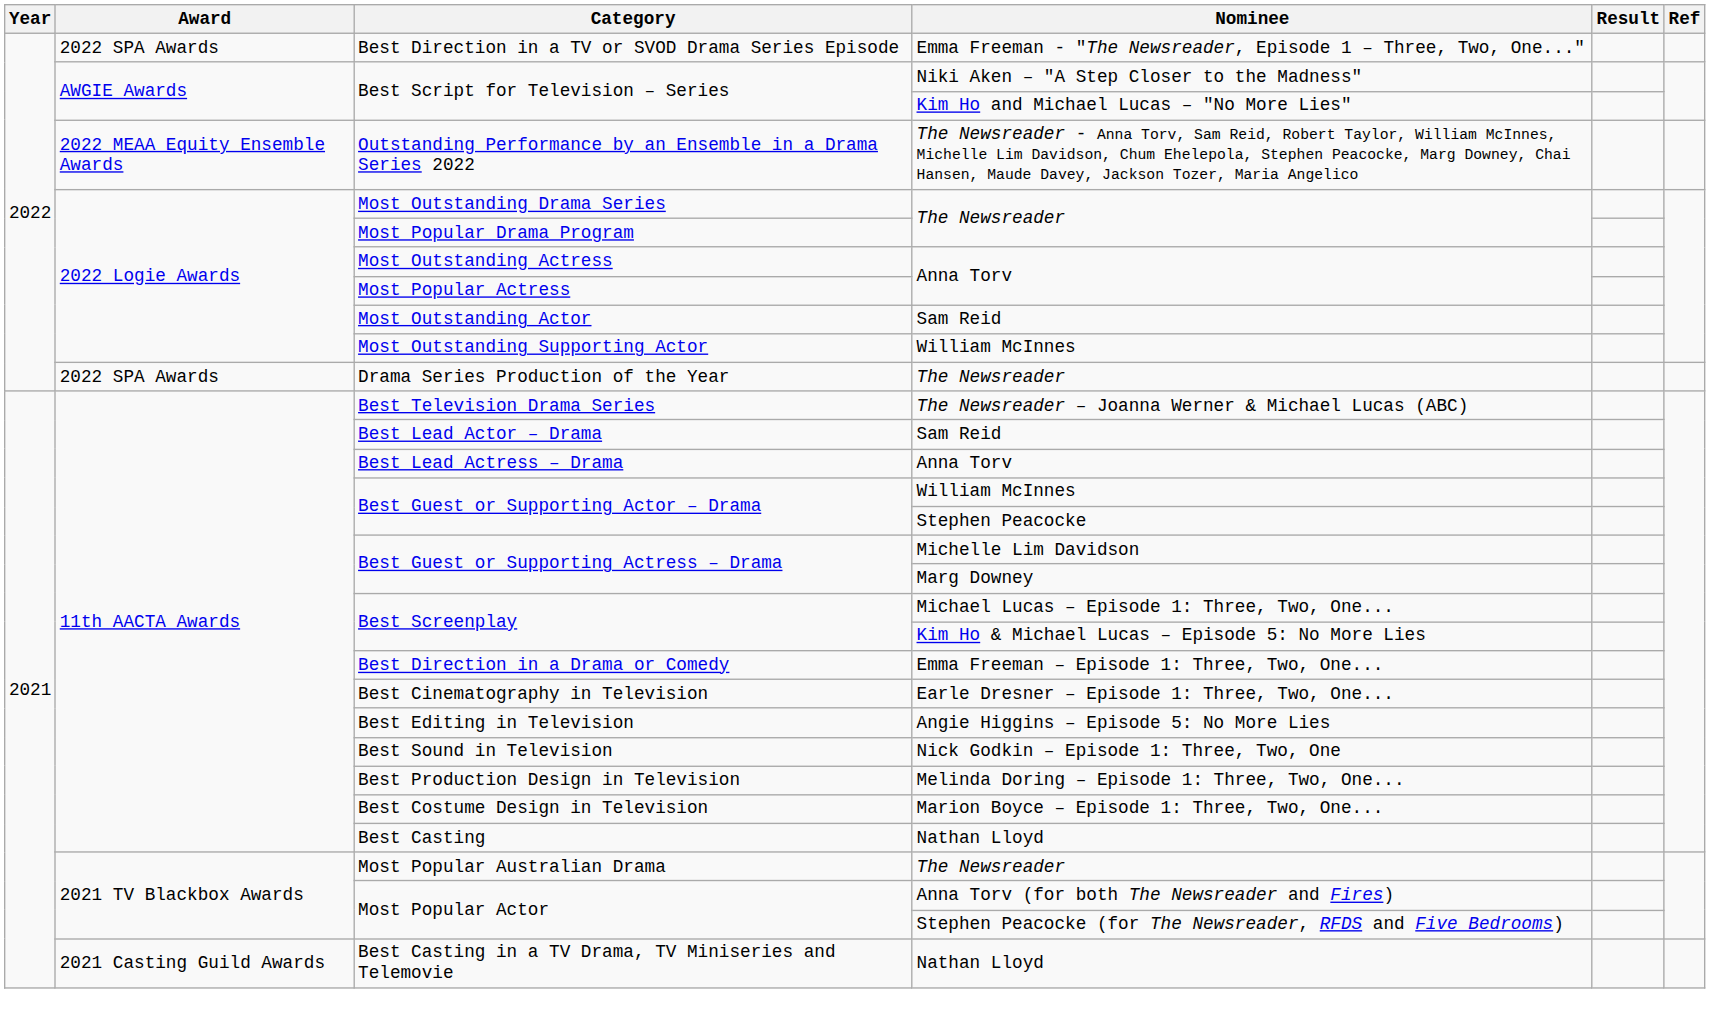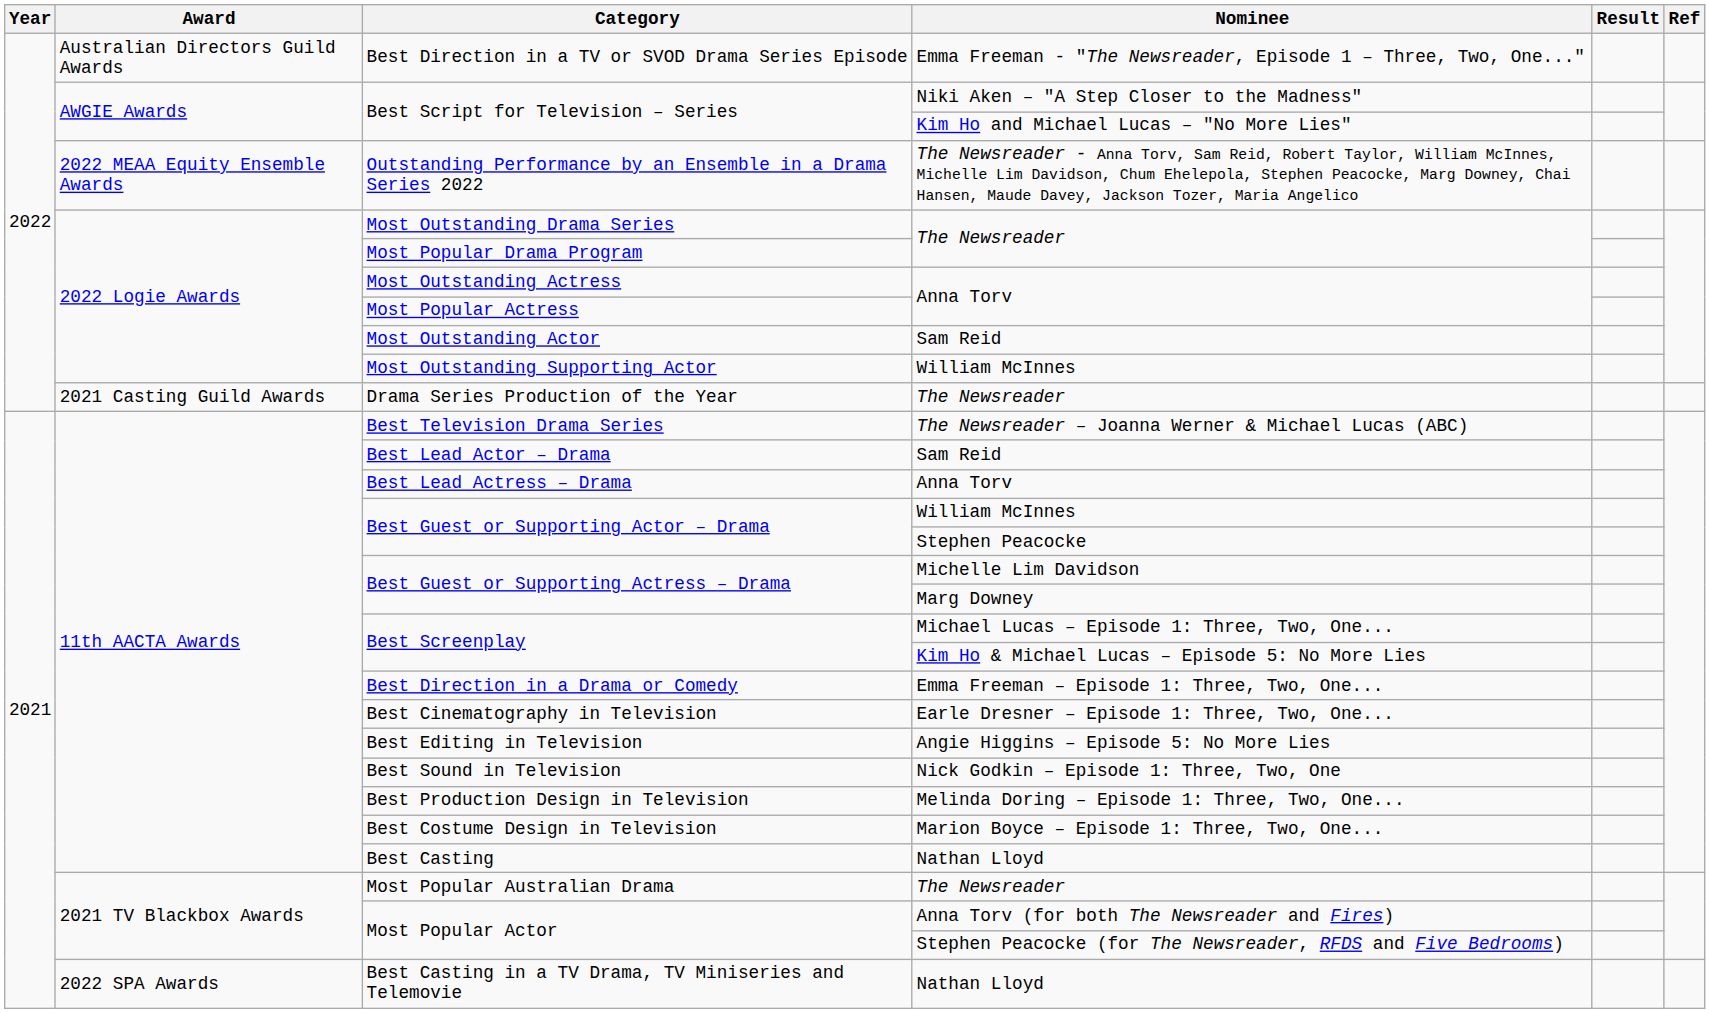(139, 48) 2022 SPA Awards -> (198, 58) Australian Directors Guild Awards
(139, 377) 2022 SPA Awards -> (192, 397) 2021 Casting Guild Awards
(192, 963) 2021 Casting Guild Awards -> (139, 984) 2022 SPA Awards
